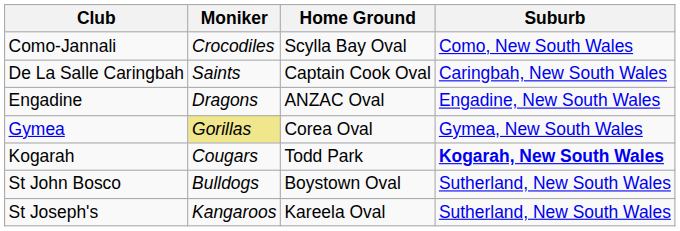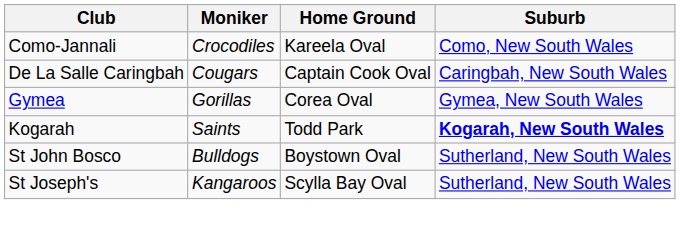(346, 45) Scylla Bay Oval -> (335, 45) Kareela Oval
(216, 73) Saints -> (225, 73) Cougars
- row: (45, 101)
(222, 128) khaki background -> (222, 101) no background
(225, 156) Cougars -> (216, 128) Saints
(335, 211) Kareela Oval -> (346, 184) Scylla Bay Oval
